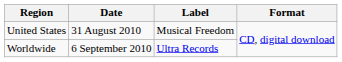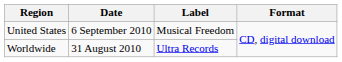(106, 30) 31 August 2010 -> (111, 30) 6 September 2010
(111, 48) 6 September 2010 -> (106, 48) 31 August 2010
